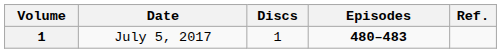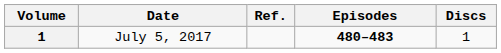columns swapped: (277, 16) <-> (473, 16)
